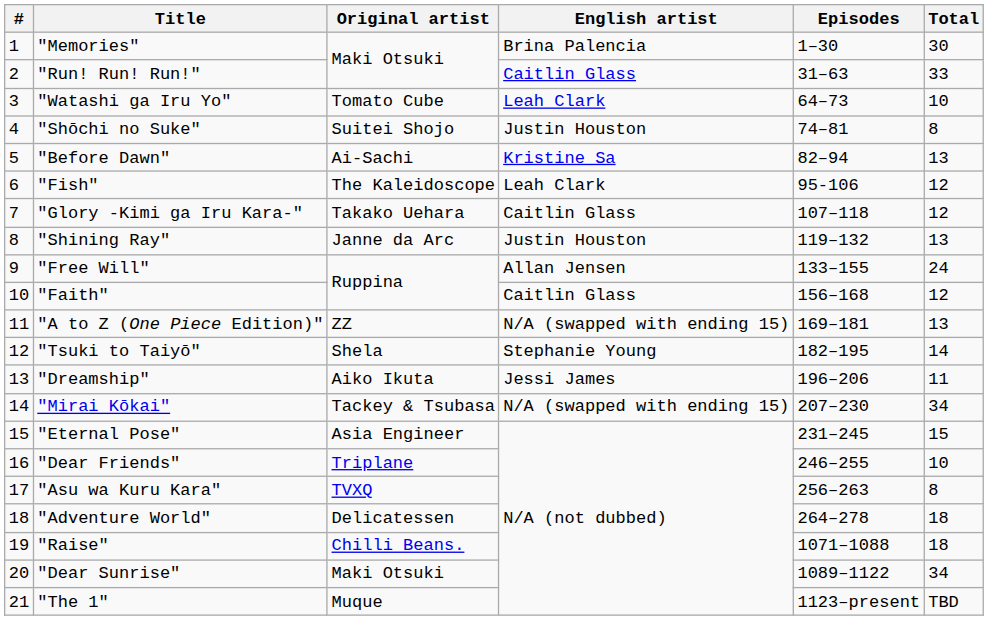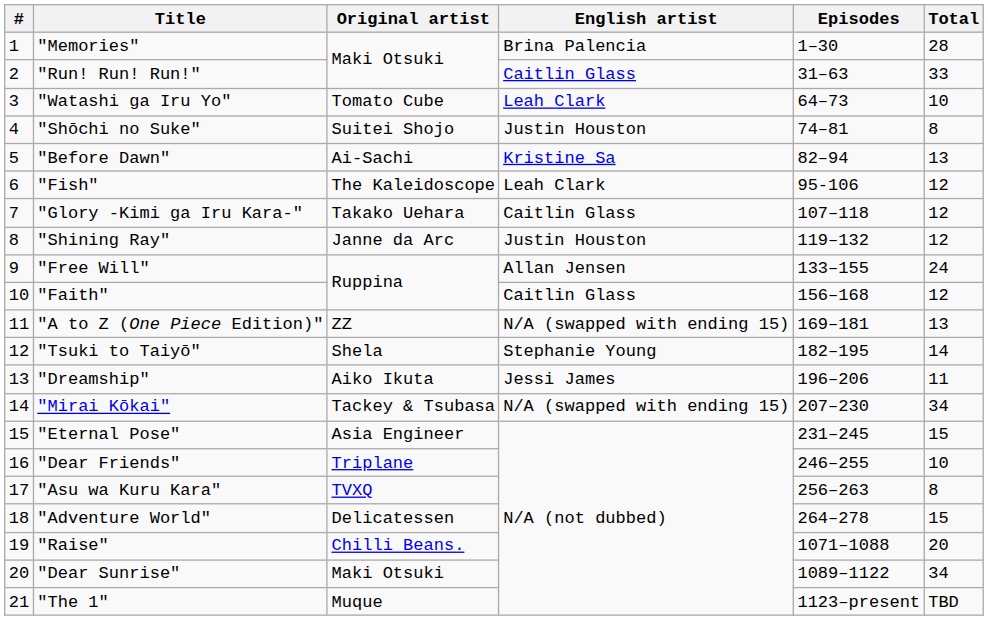(938, 46) 30 -> (938, 46) 28
(938, 241) 13 -> (938, 241) 12
(938, 518) 18 -> (938, 518) 15
(938, 546) 18 -> (938, 546) 20
